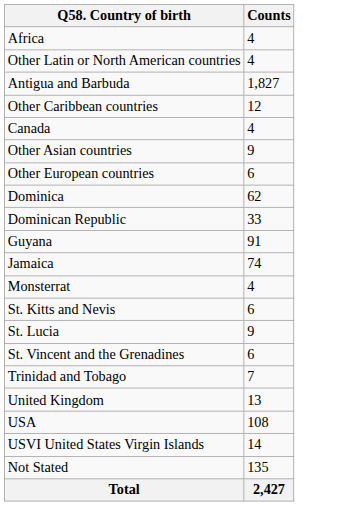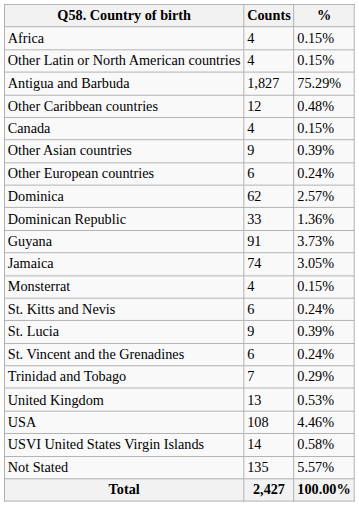+ column: (324, 15)
